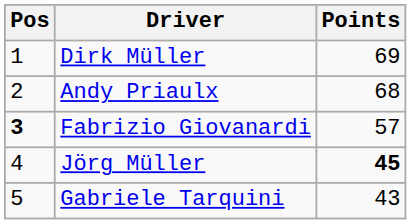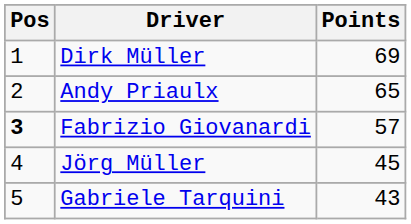(387, 94) 68 -> (387, 94) 65
(387, 165) bold -> (387, 165) normal
